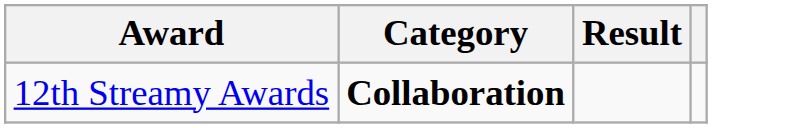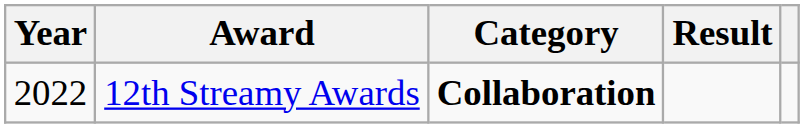+ column: (50, 33)
